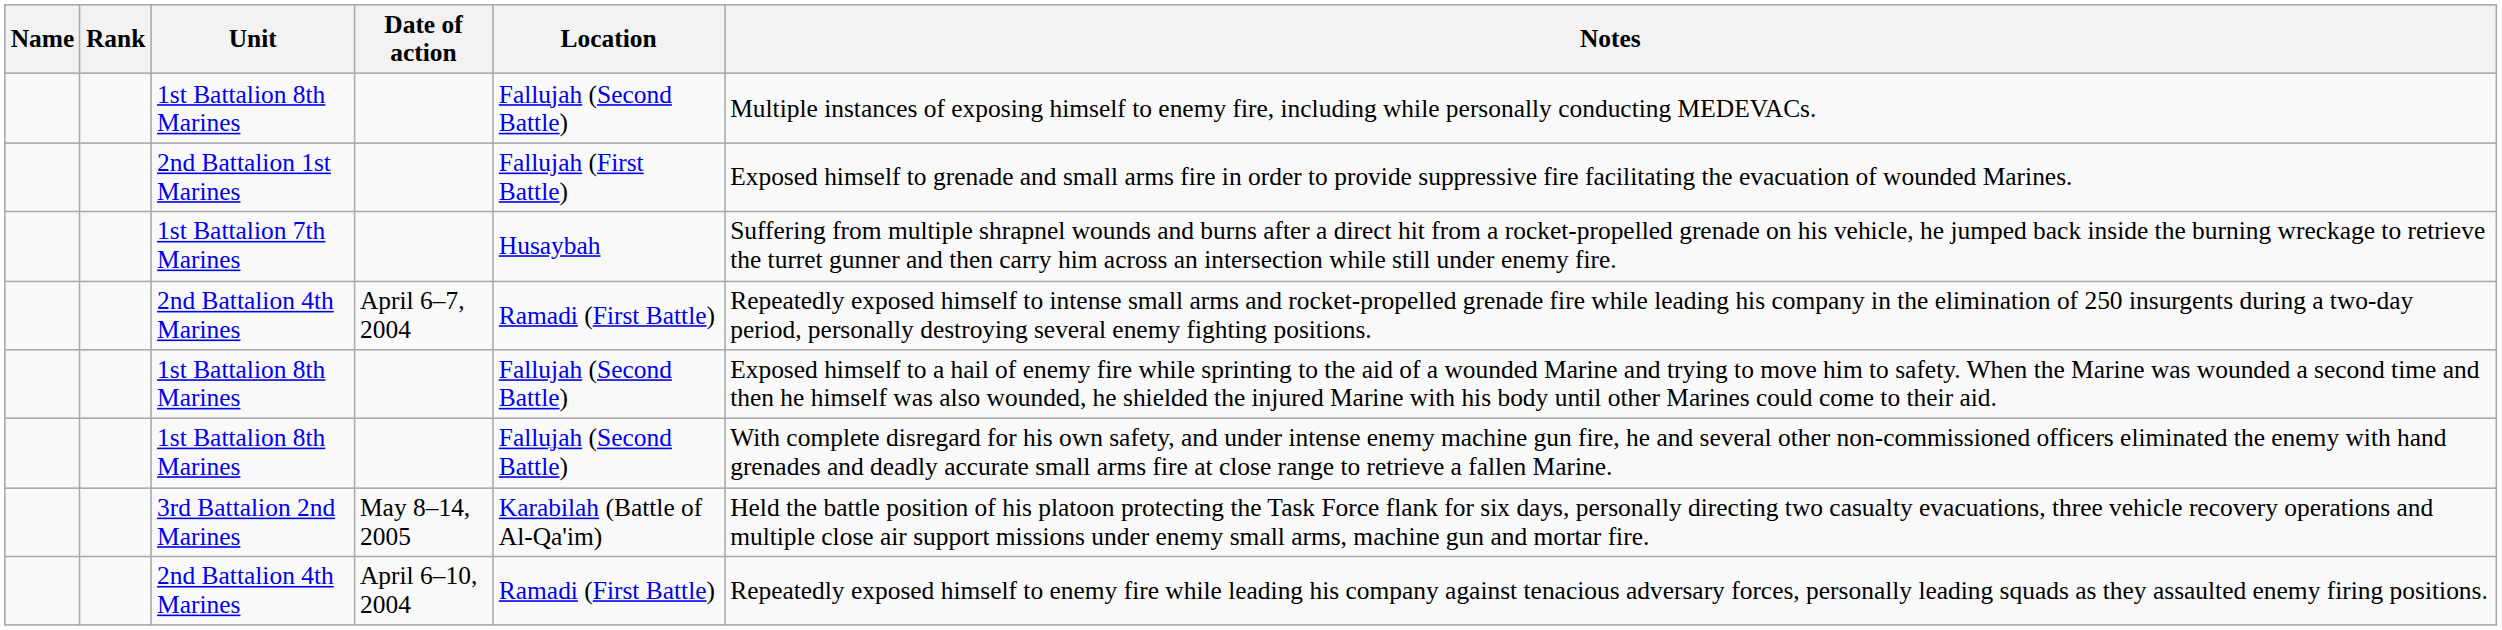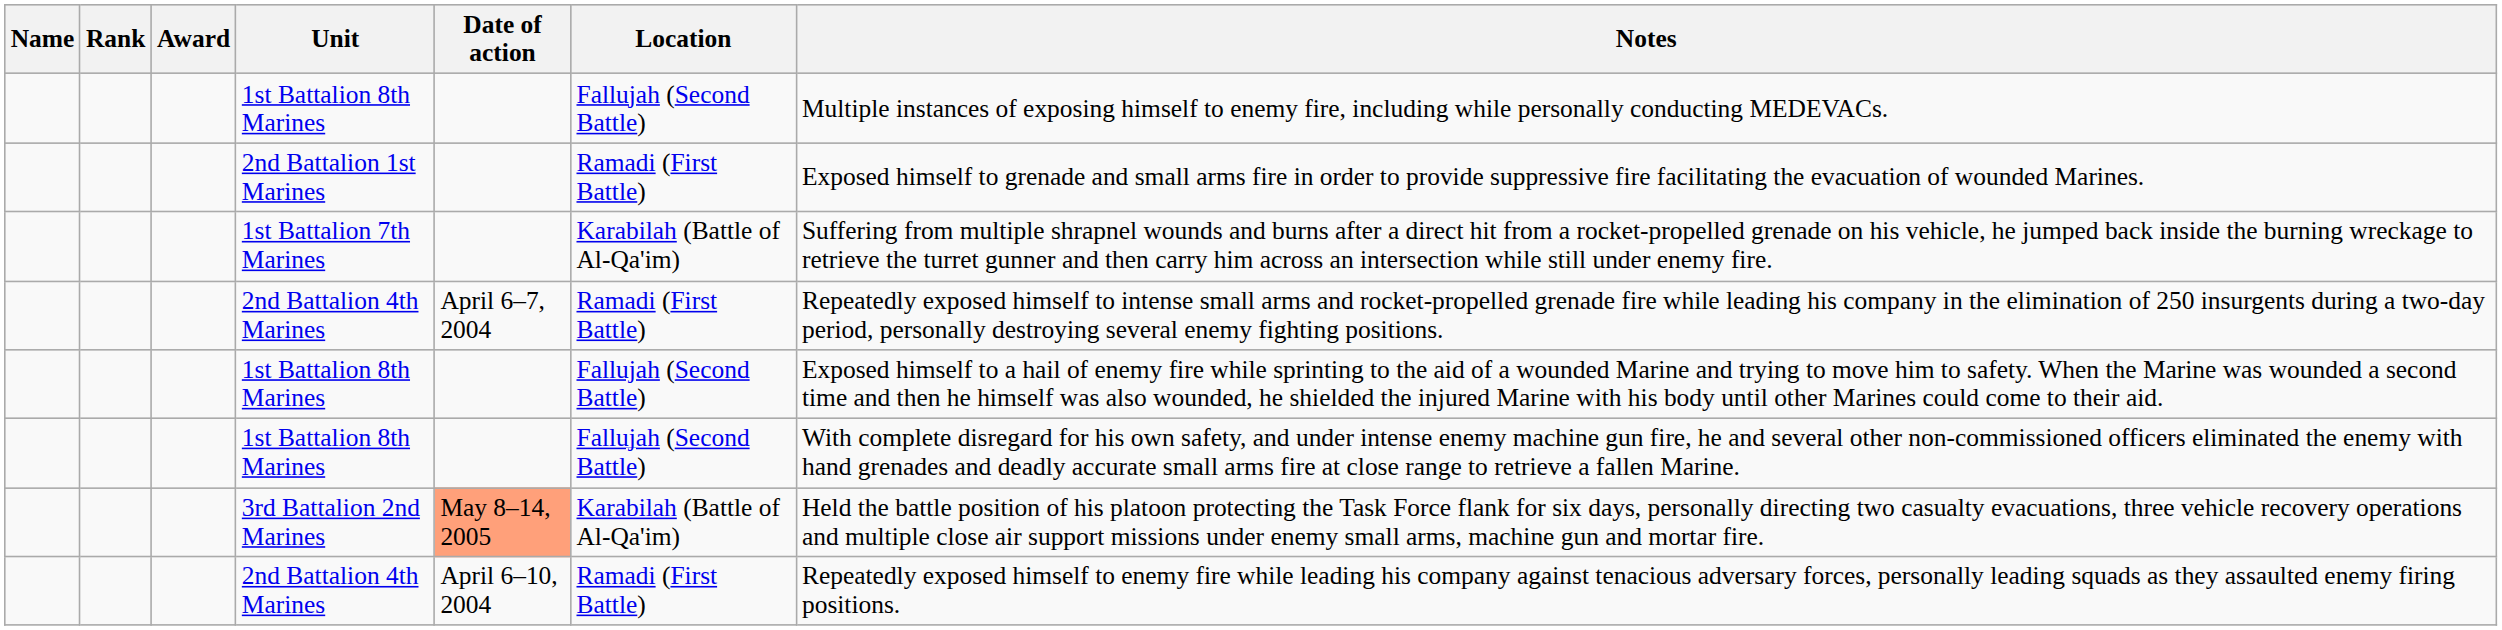+ column: (194, 38)
(571, 176) Fallujah (First Battle) -> (647, 176) Ramadi (First Battle)
(550, 245) Husaybah -> (678, 245) Karabilah (Battle of Al-Qa'im)
(415, 521) no background -> (495, 521) lightsalmon background
